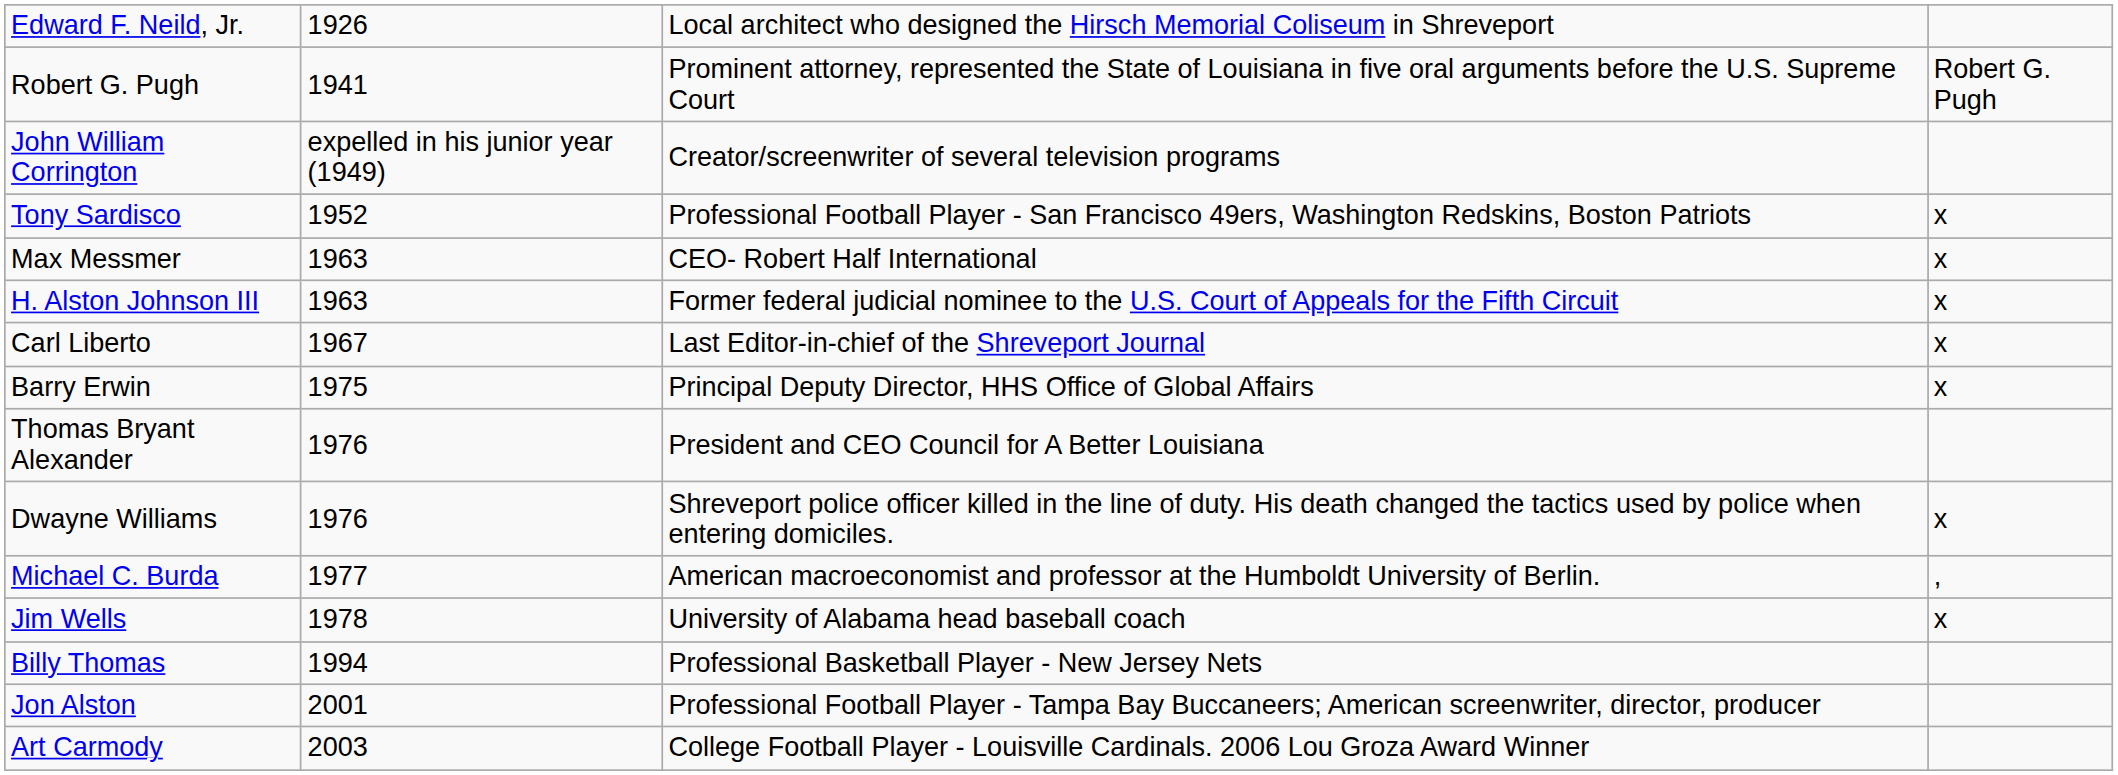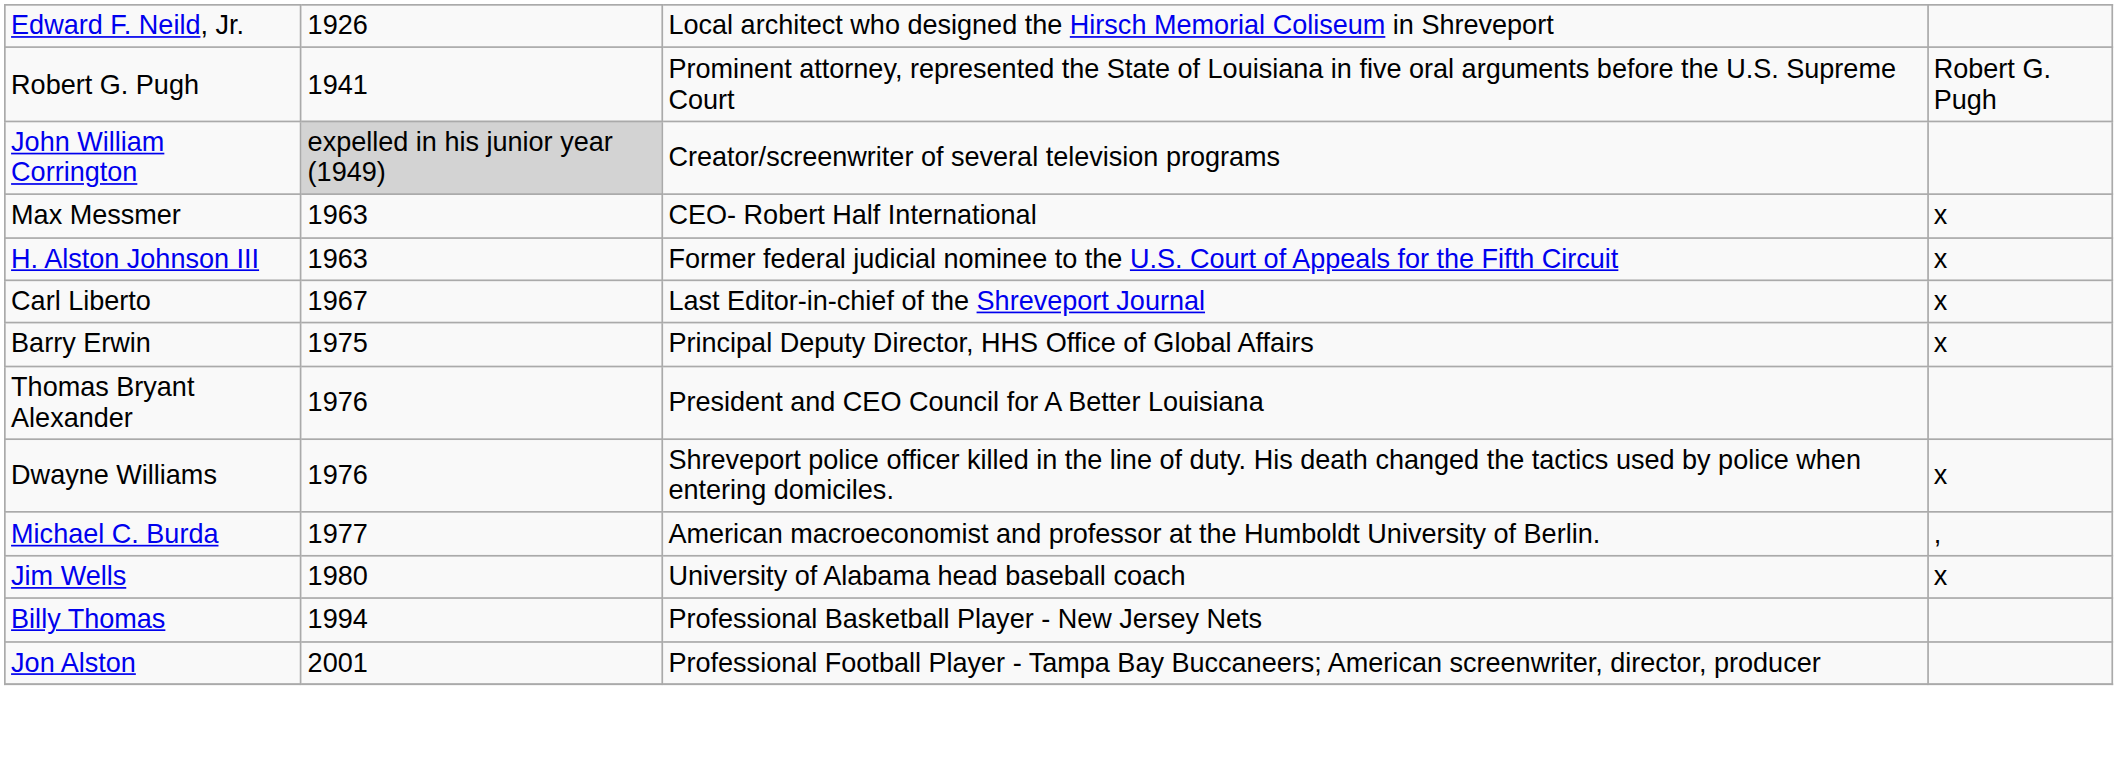(460, 157) no background -> (460, 157) lightgrey background
- row: (96, 215)
(338, 619) 1978 -> (338, 576) 1980
- row: (87, 747)
